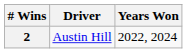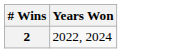- column: (82, 15)
